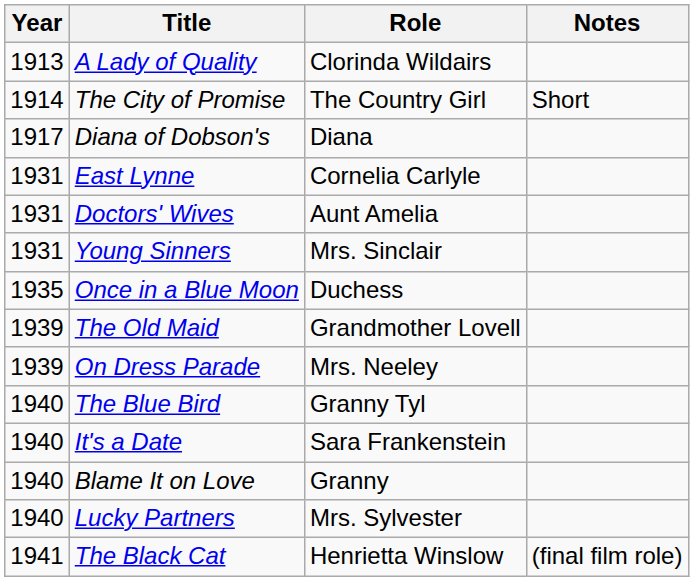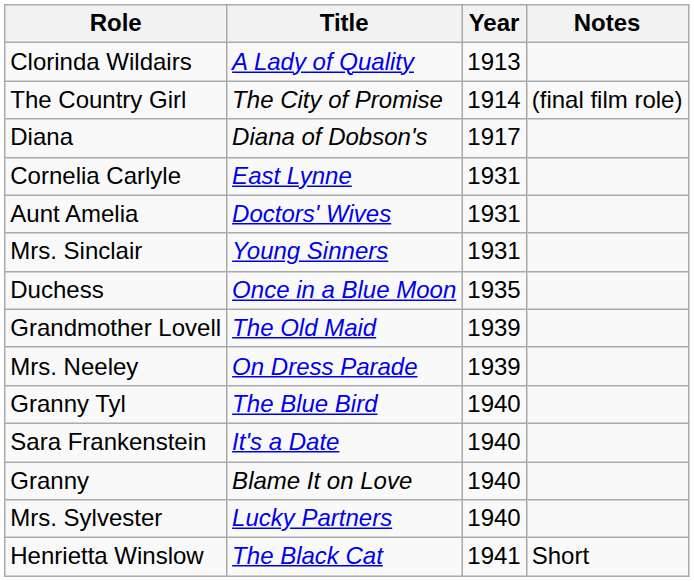columns swapped: (37, 23) <-> (415, 23)
(560, 99) Short -> (607, 99) (final film role)
(607, 556) (final film role) -> (560, 556) Short
